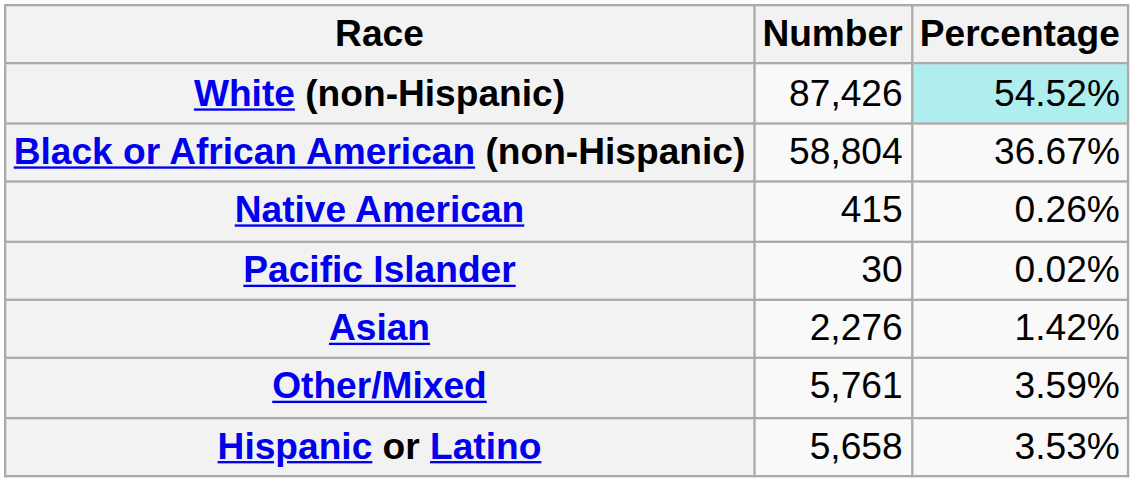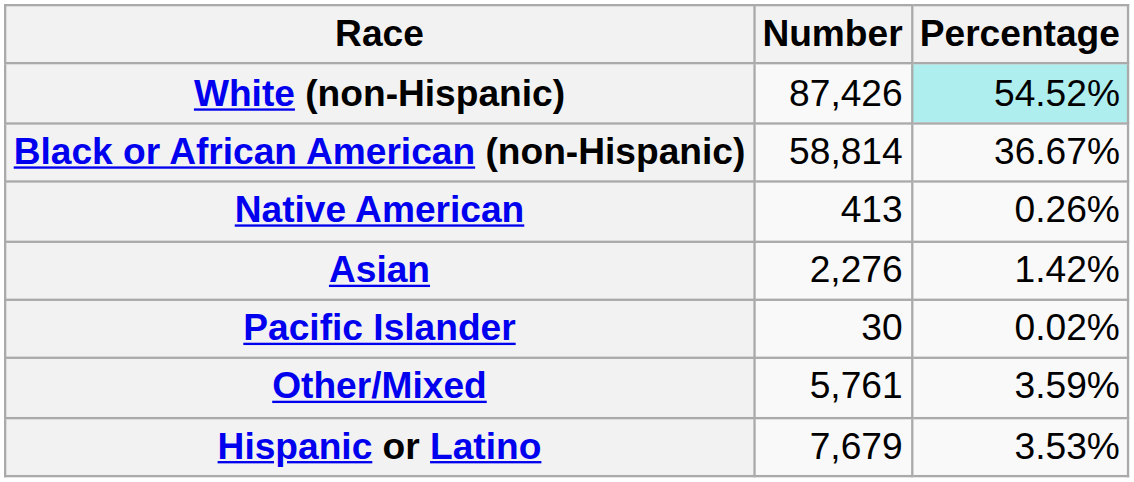(846, 151) 58,804 -> (846, 151) 58,814
(872, 210) 415 -> (872, 210) 413
rows swapped: (379, 328) <-> (379, 269)
(856, 446) 5,658 -> (856, 446) 7,679
